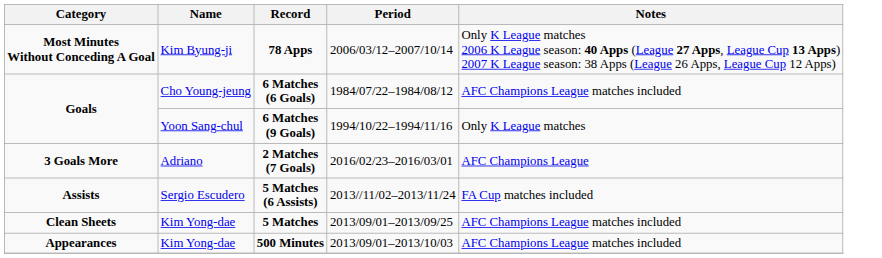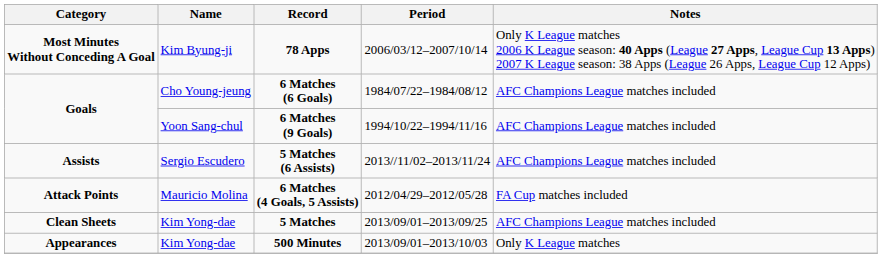(523, 125) Only K League matches -> (606, 125) AFC Champions League matches included
- row: (290, 160)
(527, 195) FA Cup matches included -> (606, 160) AFC Champions League matches included
+ row: (308, 195)
(571, 243) AFC Champions League matches included -> (558, 243) Only K League matches
